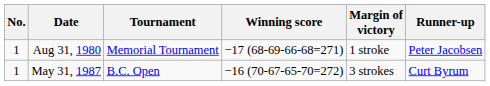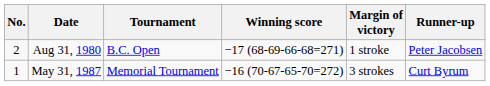(16, 50) 1 -> (16, 50) 2
(163, 50) Memorial Tournament -> (133, 50) B.C. Open
(133, 70) B.C. Open -> (163, 70) Memorial Tournament
